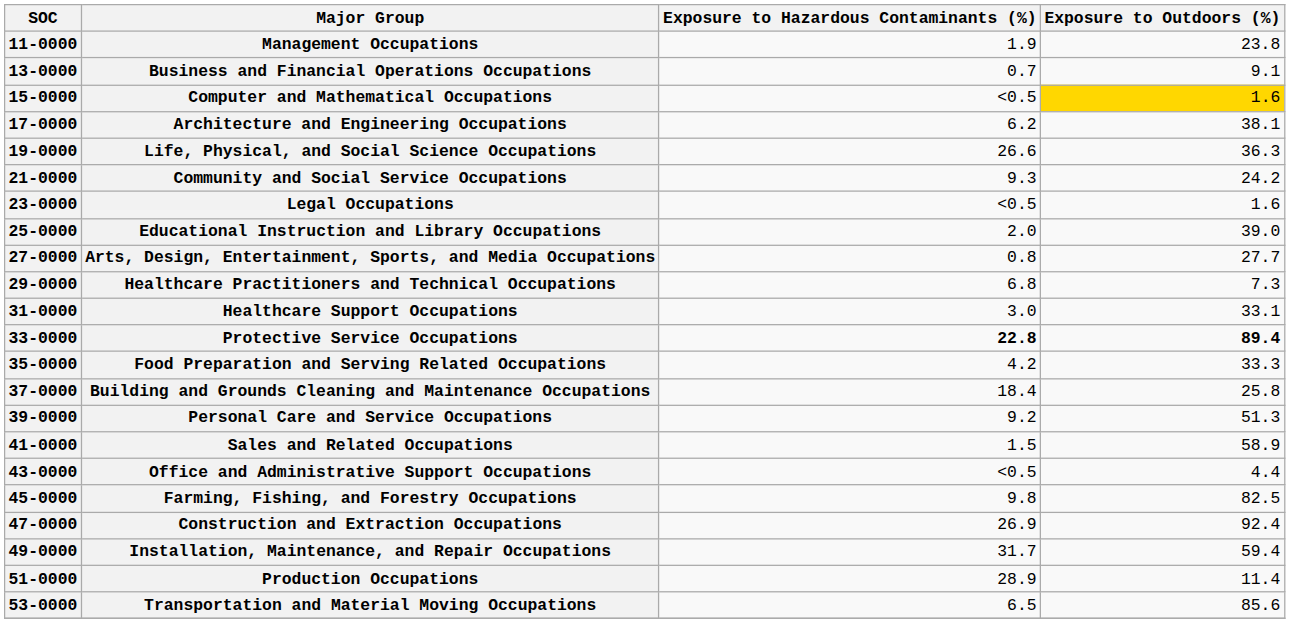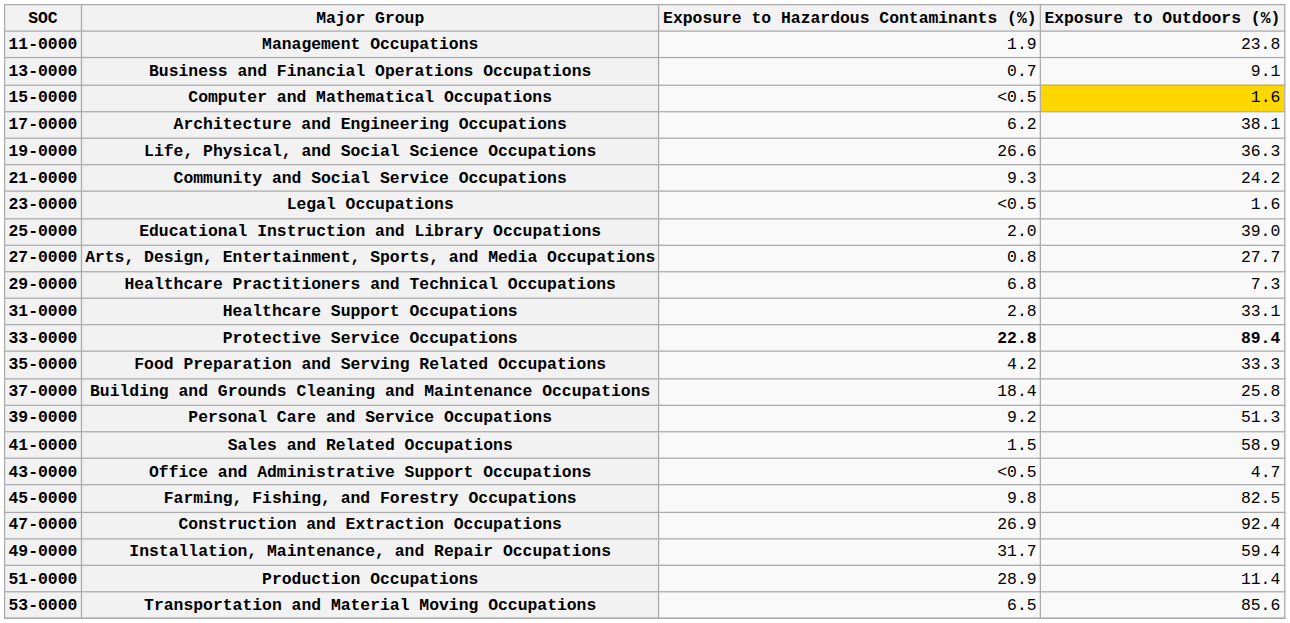(1022, 312) 3.0 -> (1022, 312) 2.8
(1266, 472) 4.4 -> (1266, 472) 4.7
